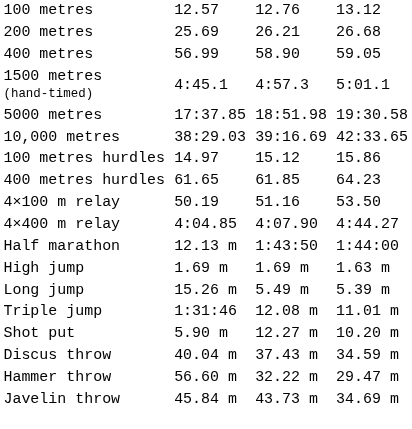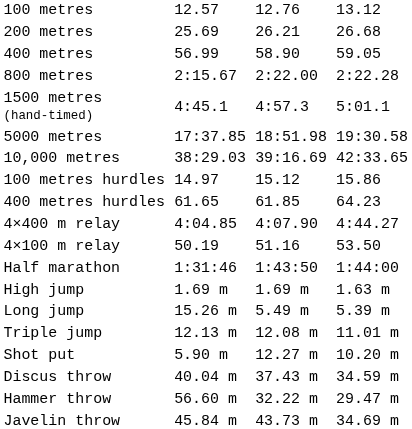+ row: (48, 76)
rows swapped: (62, 202) <-> (62, 224)
(206, 246) 12.13 m -> (206, 268) 1:31:46
(206, 311) 1:31:46 -> (206, 333) 12.13 m
